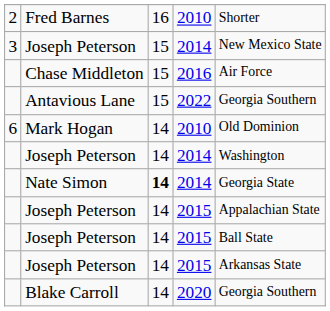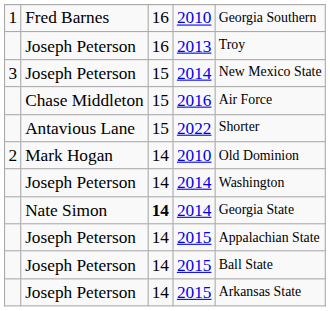(13, 18) 2 -> (13, 18) 1
(239, 18) Shorter -> (268, 18) Georgia Southern
+ row: (81, 45)
(268, 100) Georgia Southern -> (239, 127) Shorter
(13, 127) 6 -> (13, 155) 2
- row: (72, 292)
